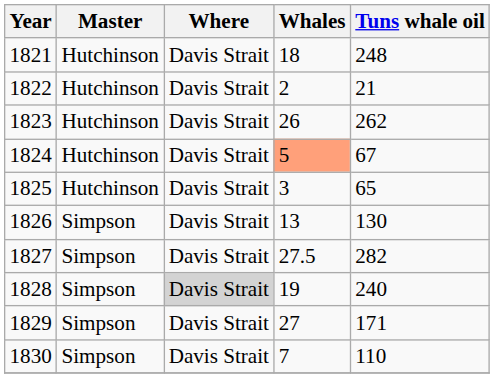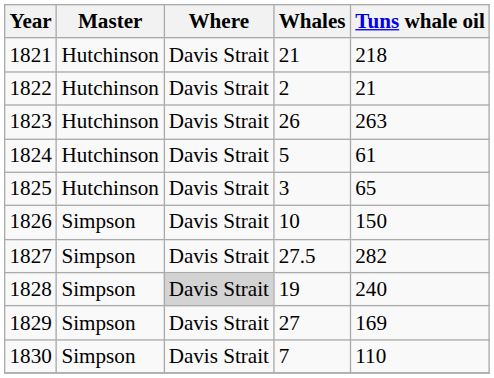(289, 54) 18 -> (289, 54) 21
(371, 54) 248 -> (371, 54) 218
(371, 121) 262 -> (371, 121) 263
(284, 155) lightsalmon background -> (284, 155) no background
(366, 155) 67 -> (366, 155) 61
(289, 222) 13 -> (289, 222) 10
(371, 222) 130 -> (371, 222) 150
(371, 322) 171 -> (371, 322) 169
